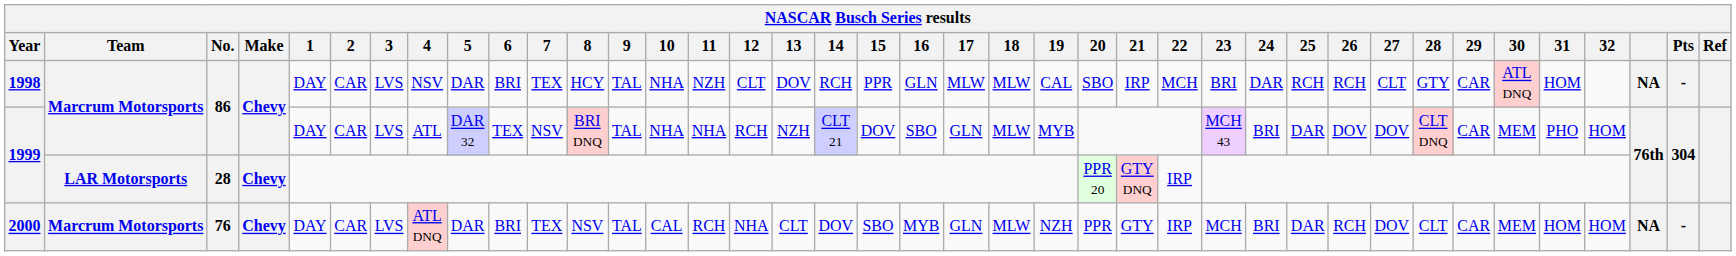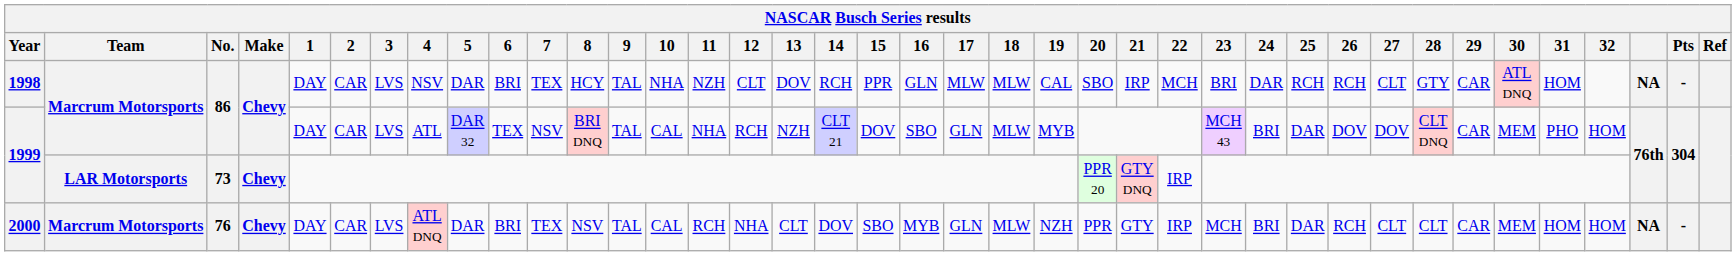(667, 131) NHA -> (667, 131) CAL
(223, 178) 28 -> (223, 178) 73
(1392, 226) DOV -> (1392, 226) CLT
